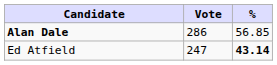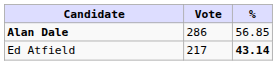(197, 51) 247 -> (197, 51) 217
